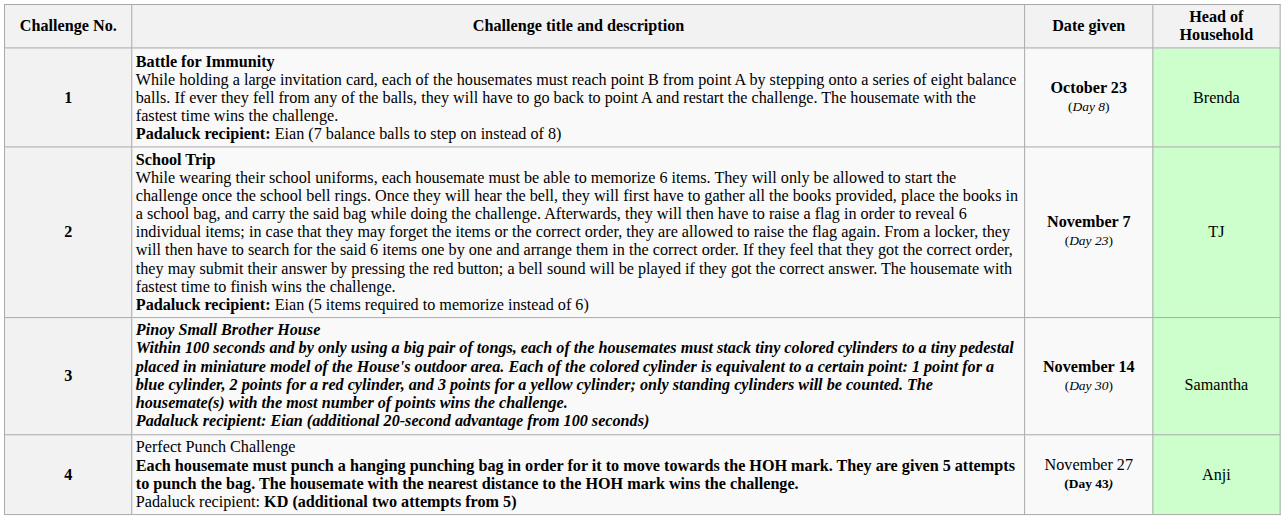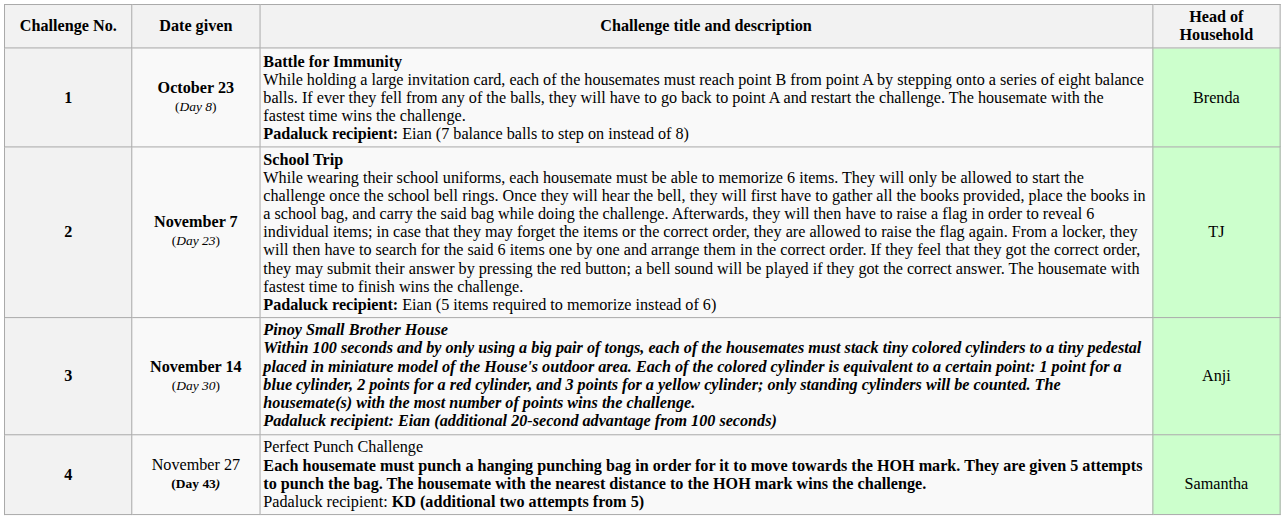columns swapped: (1089, 26) <-> (579, 26)
(1216, 385) Samantha -> (1216, 375) Anji
(1216, 474) Anji -> (1216, 483) Samantha
